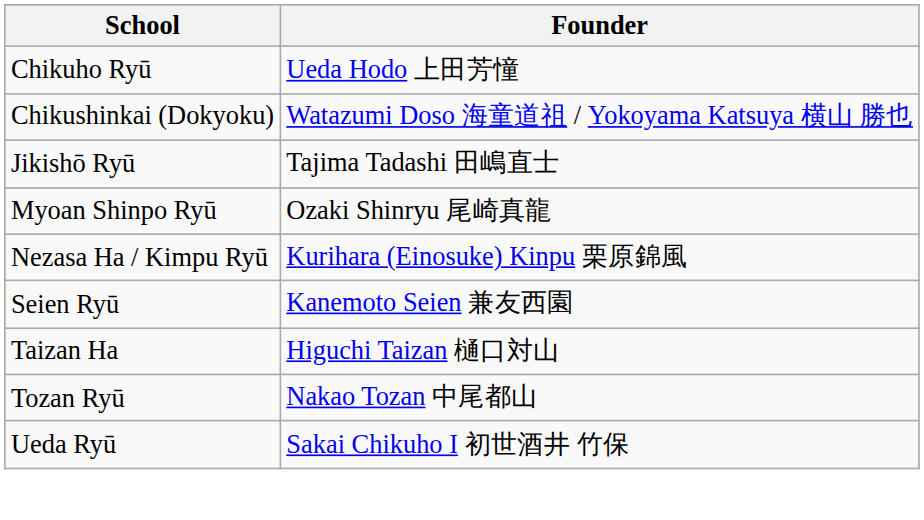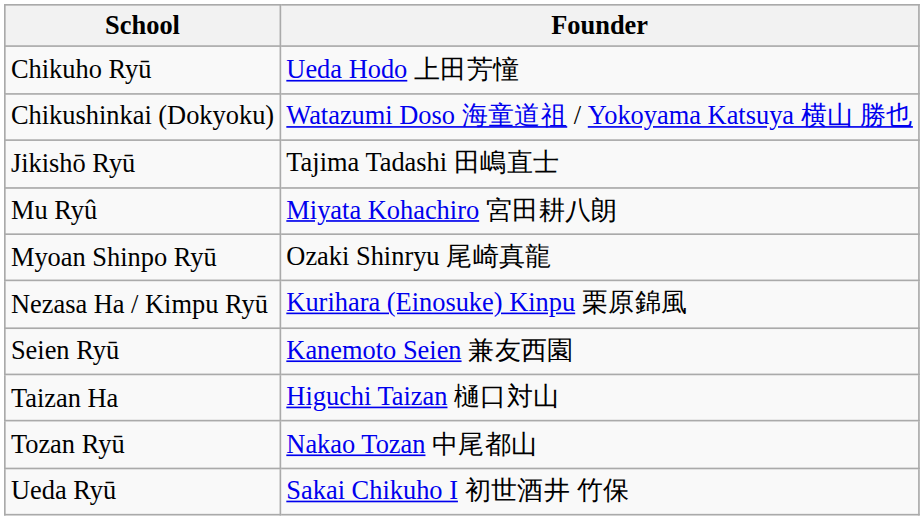+ row: (54, 210)
